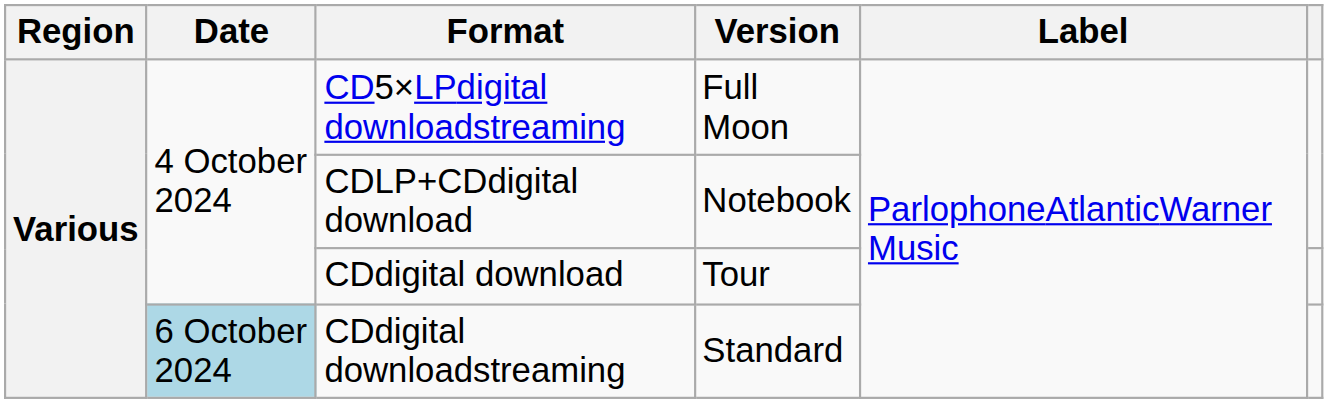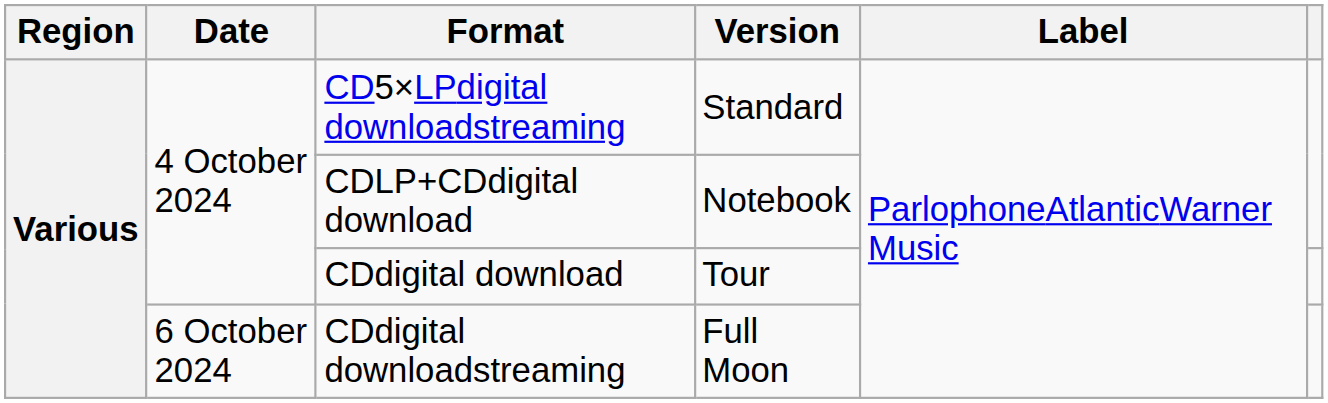(746, 106) Full Moon -> (773, 106) Standard
(231, 349) lightblue background -> (231, 349) no background
(773, 349) Standard -> (746, 349) Full Moon
